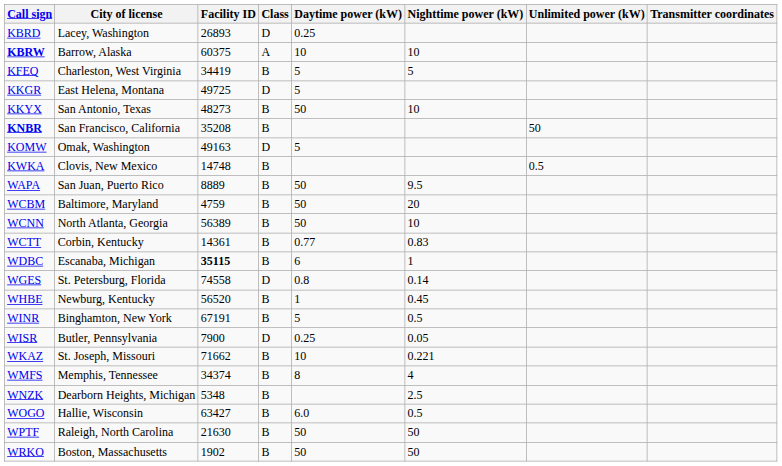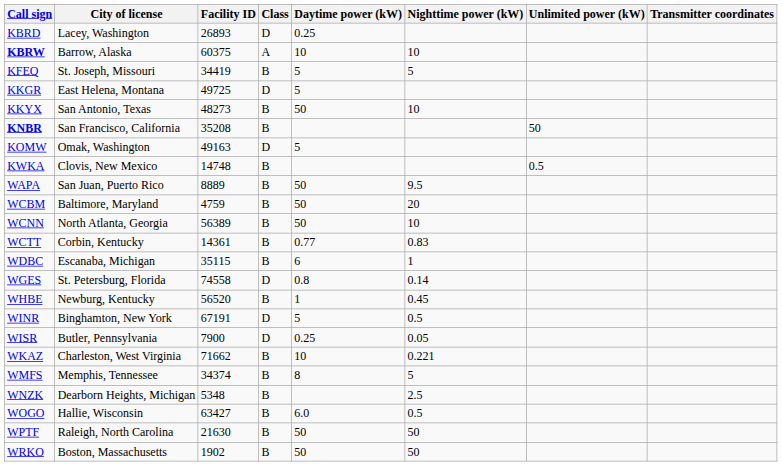(119, 71) Charleston, West Virginia -> (106, 71) St. Joseph, Missouri
(216, 261) bold -> (216, 261) normal
(265, 318) B -> (266, 318) D
(106, 356) St. Joseph, Missouri -> (119, 356) Charleston, West Virginia
(411, 375) 4 -> (411, 375) 5
